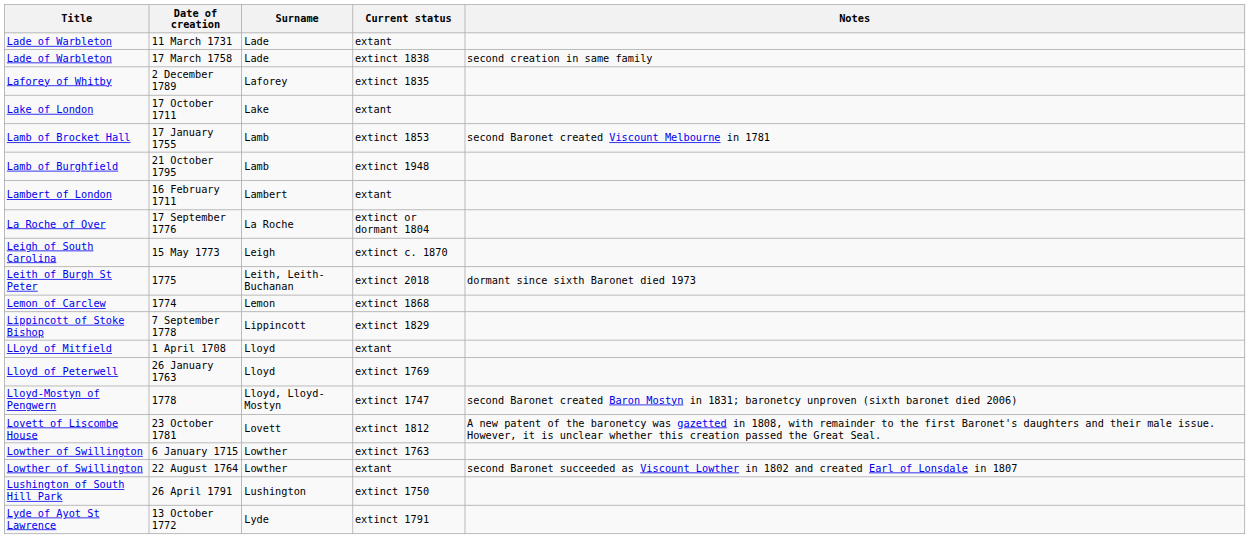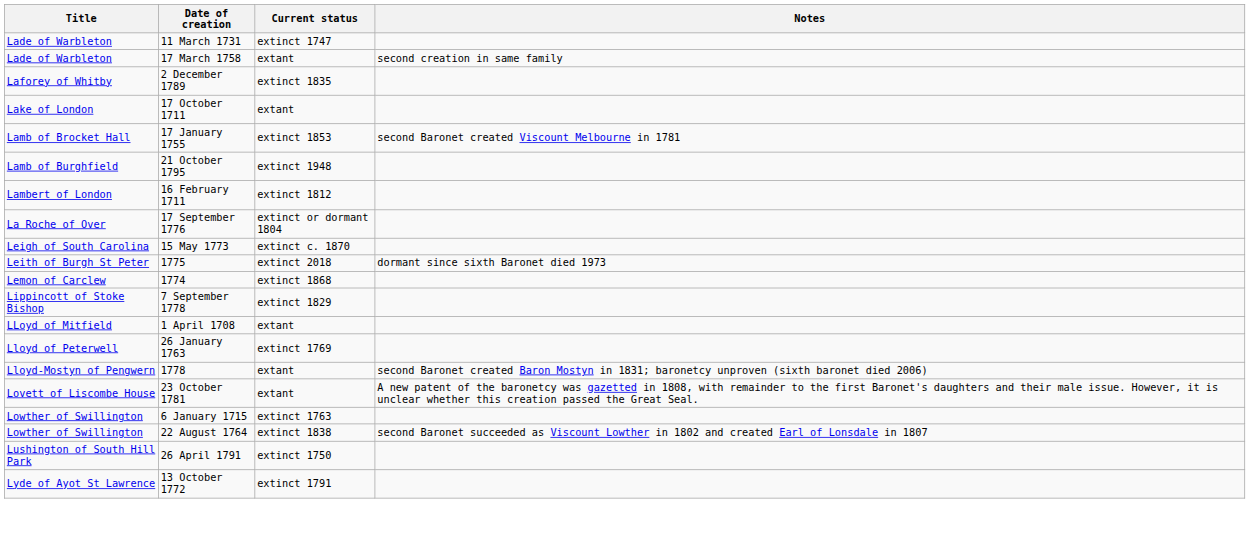- column: (297, 19)
(373, 41) extant -> (294, 41) extinct 1747
(392, 58) extinct 1838 -> (276, 58) extant
(373, 195) extant -> (294, 195) extinct 1812
(392, 400) extinct 1747 -> (276, 370) extant
(392, 429) extinct 1812 -> (276, 393) extant
(373, 468) extant -> (294, 433) extinct 1838
